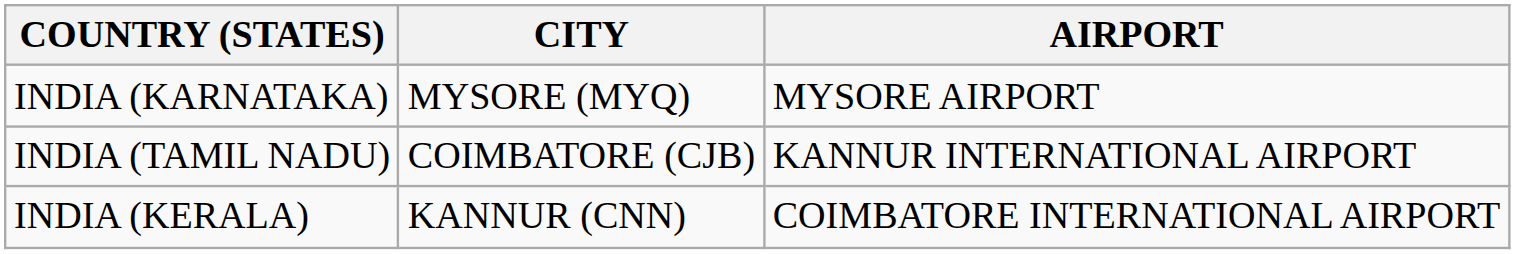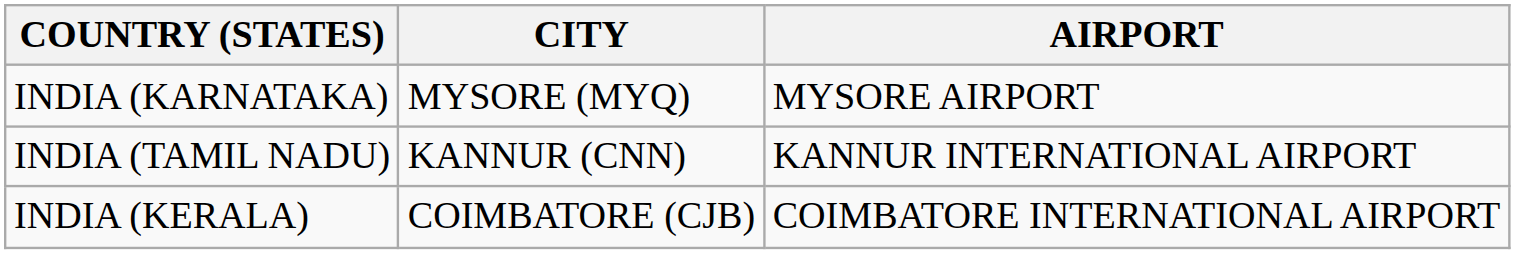(581, 155) COIMBATORE (CJB) -> (547, 155) KANNUR (CNN)
(547, 215) KANNUR (CNN) -> (581, 215) COIMBATORE (CJB)
